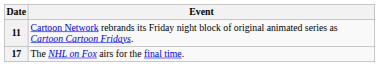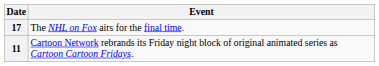rows swapped: (16, 33) <-> (16, 54)
